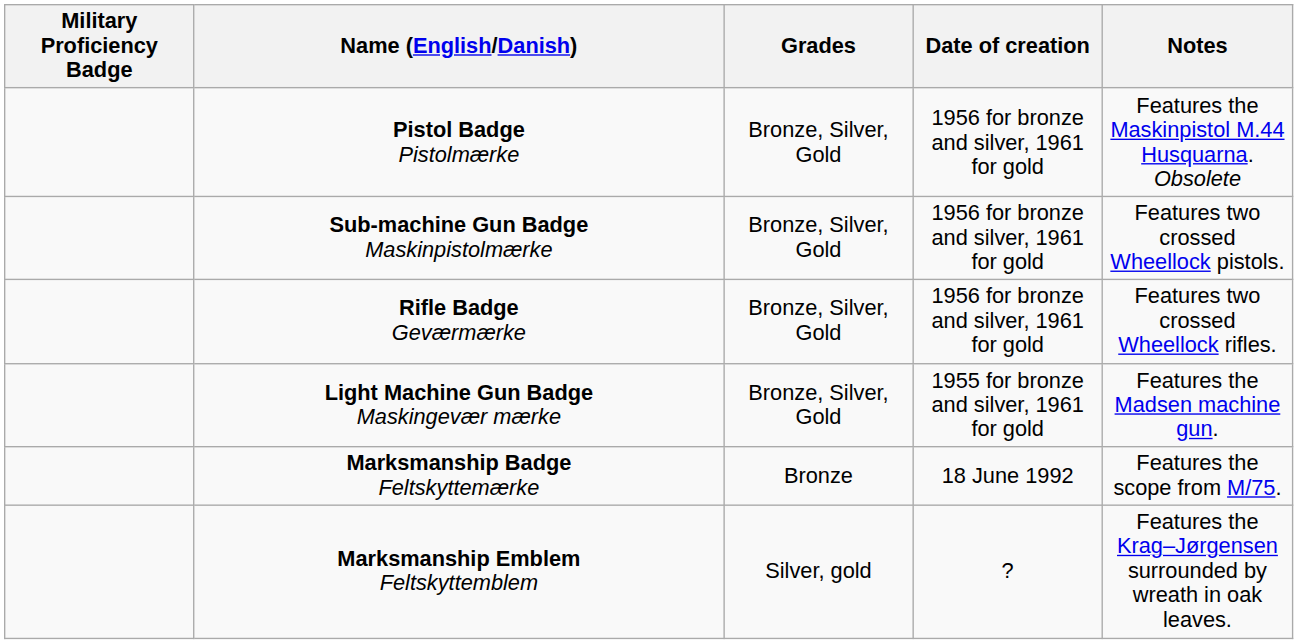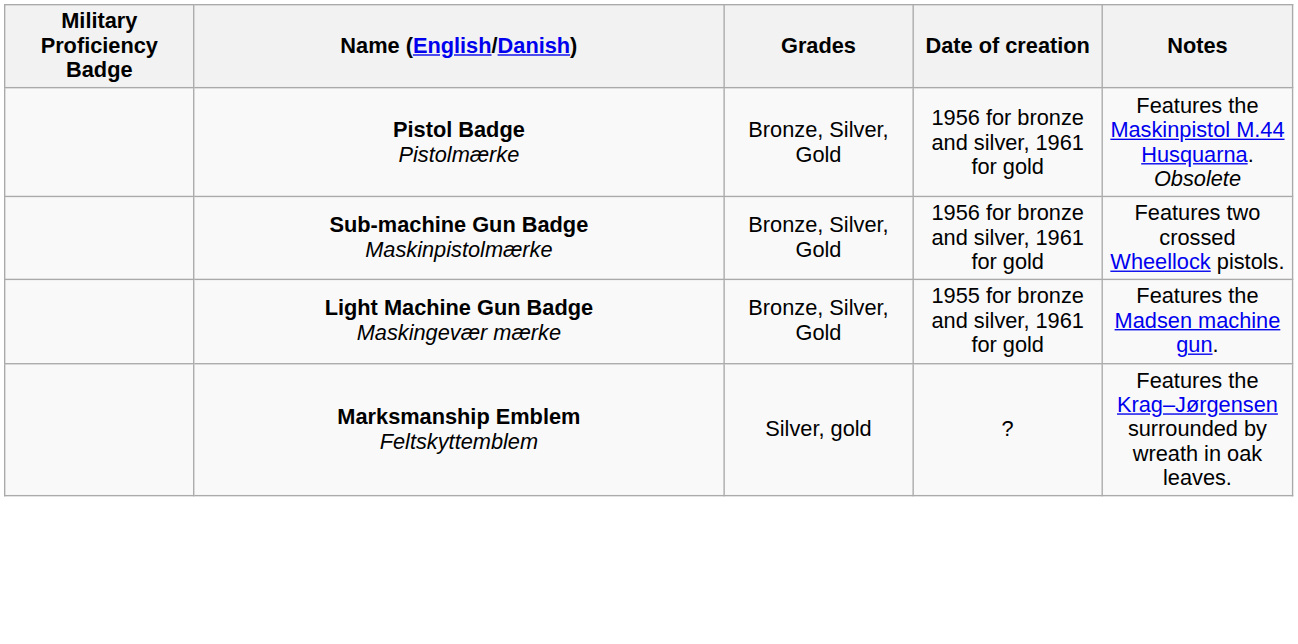- row: (459, 321)
- row: (459, 475)
